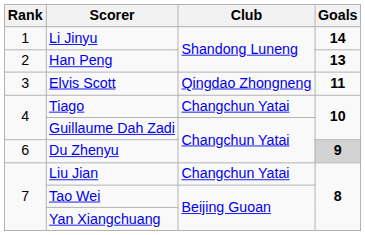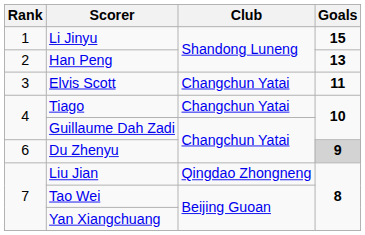(338, 38) 14 -> (338, 38) 15
(246, 83) Qingdao Zhongneng -> (235, 83) Changchun Yatai
(235, 173) Changchun Yatai -> (246, 173) Qingdao Zhongneng
